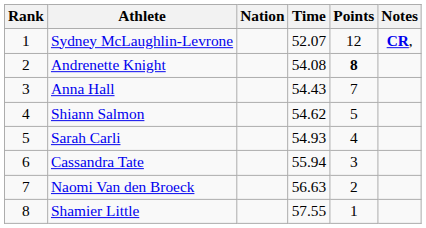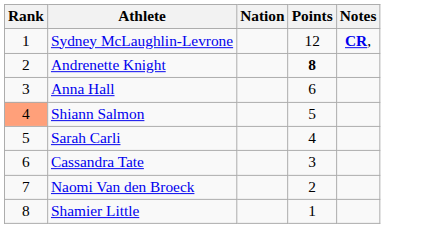- column: (309, 16)
(354, 89) 7 -> (312, 89) 6
(26, 114) no background -> (26, 114) lightsalmon background
